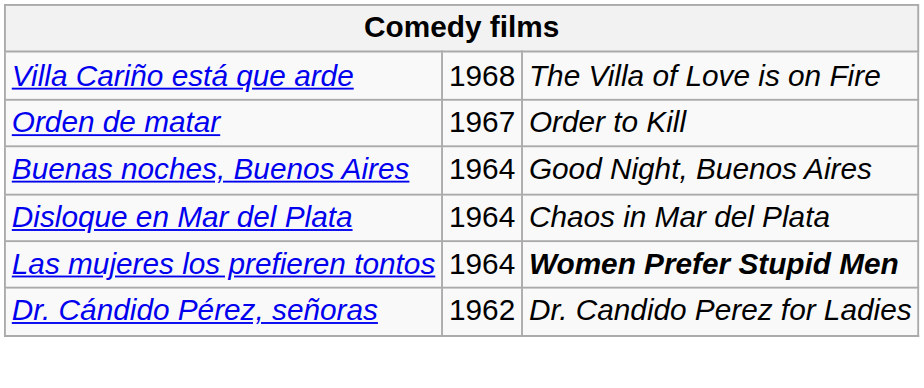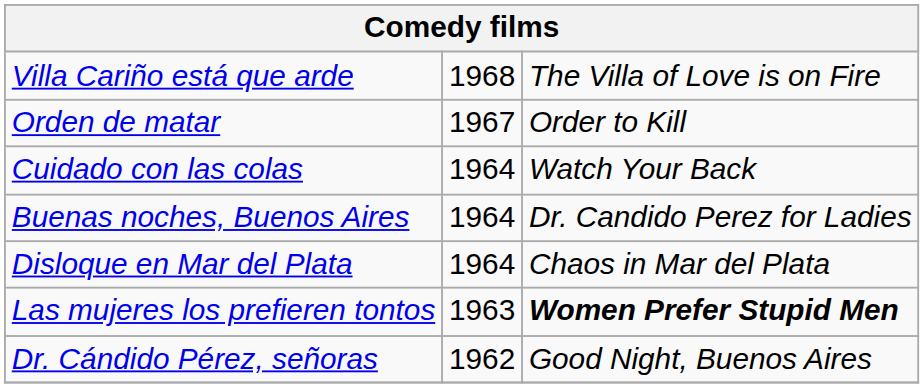+ row: (157, 169)
(700, 169) Good Night, Buenos Aires -> (720, 216) Dr. Candido Perez for Ladies
(482, 264) 1964 -> (482, 311) 1963
(720, 311) Dr. Candido Perez for Ladies -> (700, 358) Good Night, Buenos Aires
